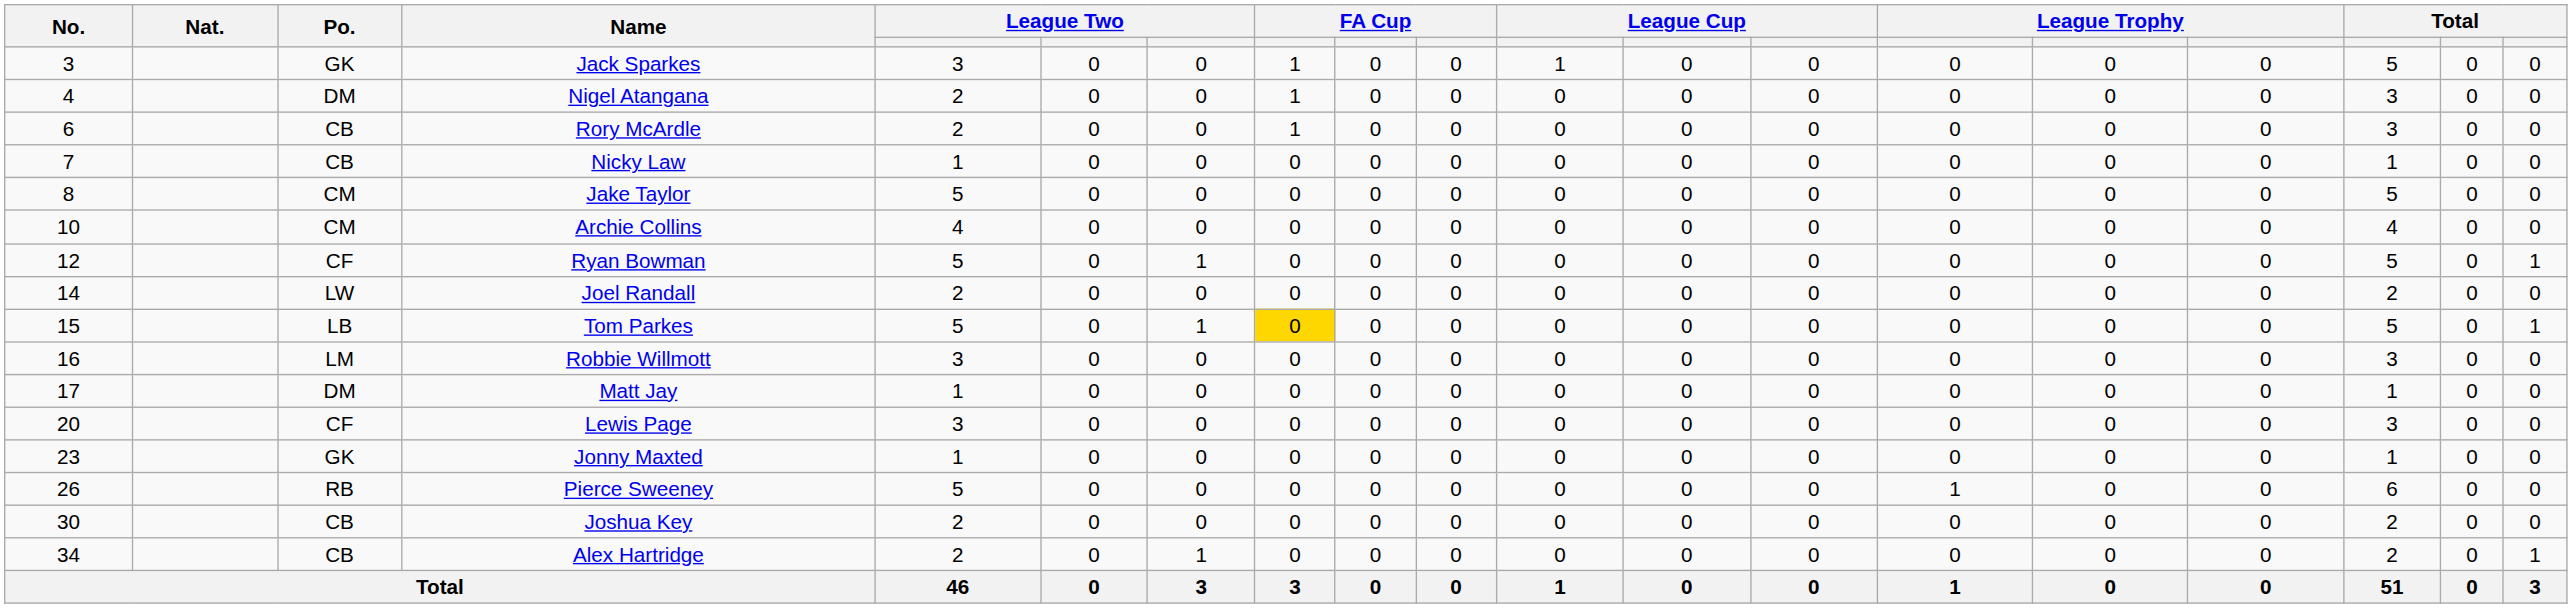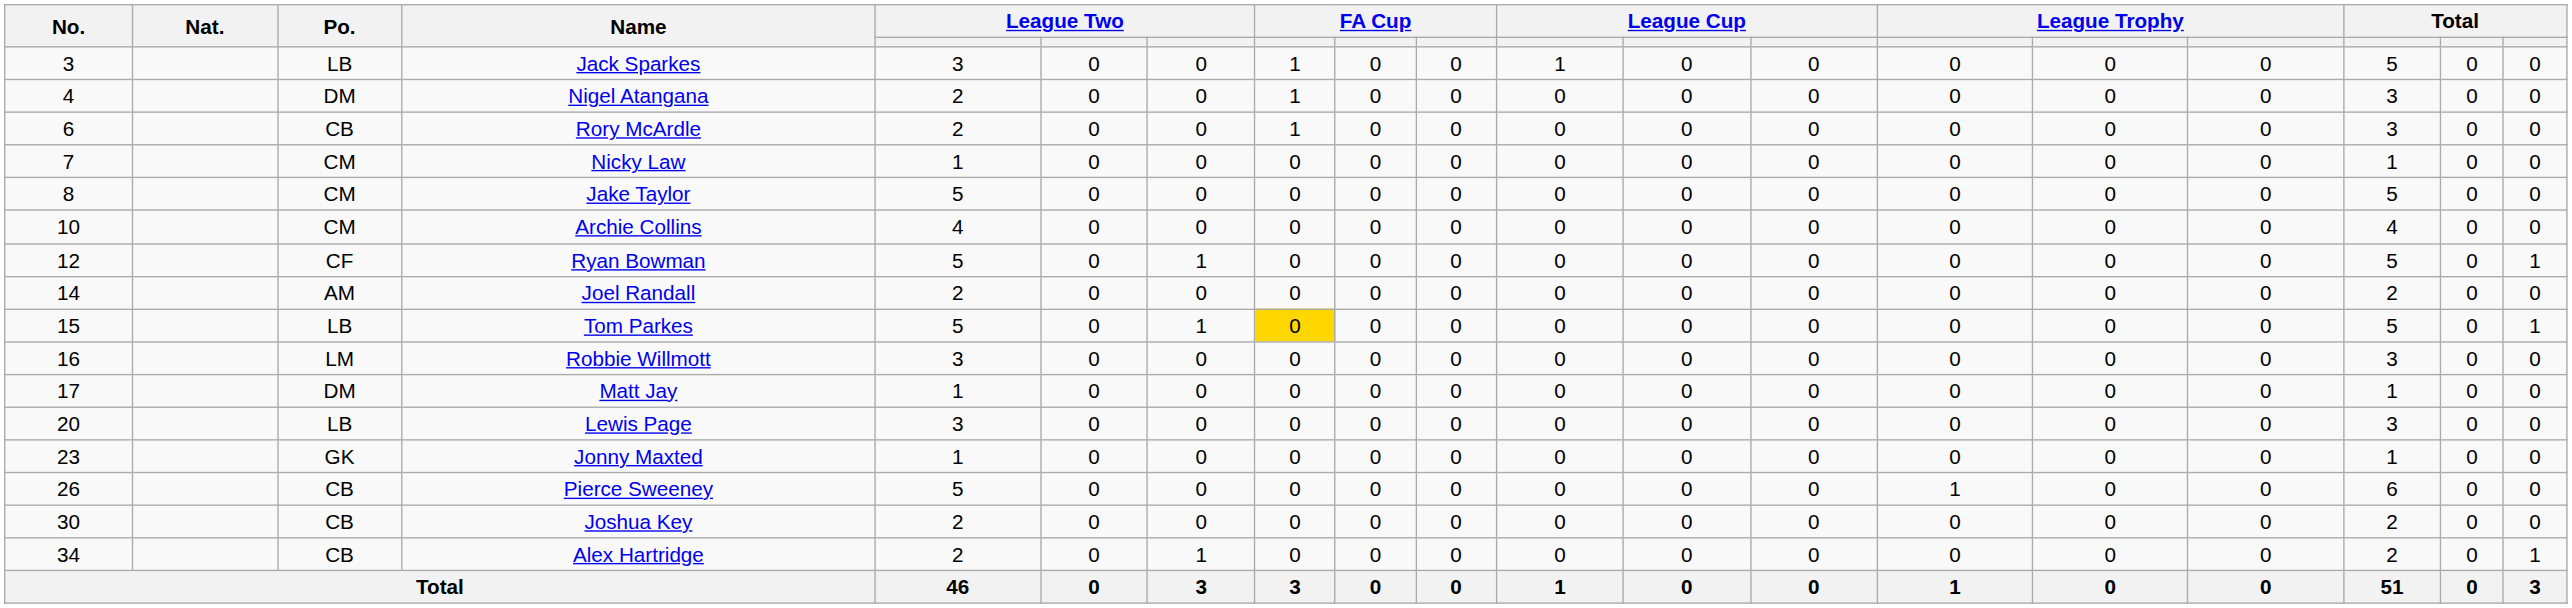(340, 64) GK -> (340, 64) LB
(340, 162) CB -> (340, 162) CM
(340, 293) LW -> (340, 293) AM
(340, 424) CF -> (340, 424) LB
(340, 489) RB -> (340, 489) CB
